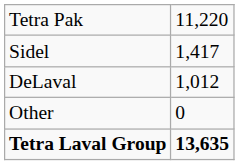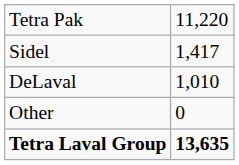(197, 81) 1,012 -> (197, 81) 1,010
